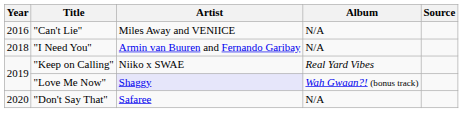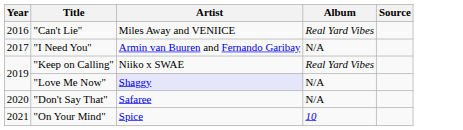(315, 30) N/A -> (340, 30) Real Yard Vibes
(18, 47) 2018 -> (18, 47) 2017
(362, 82) Wah Gwaan?! (bonus track) -> (315, 82) N/A
+ row: (70, 116)
